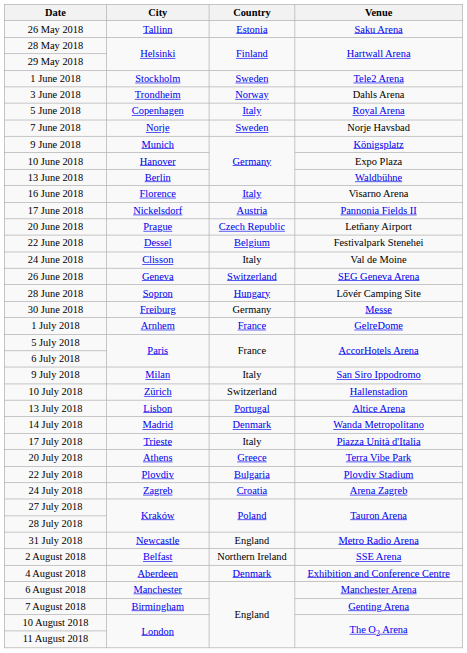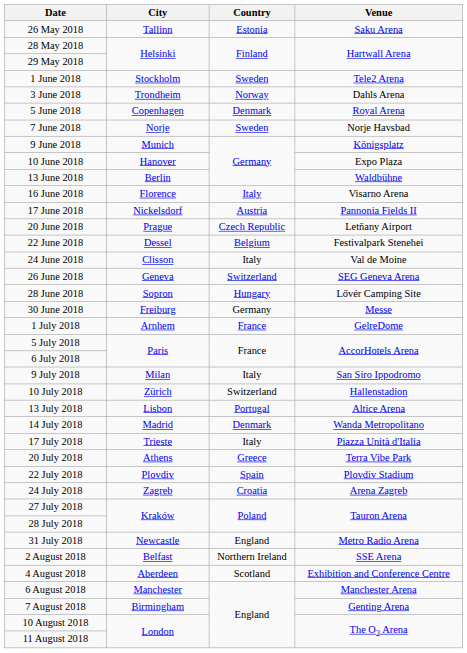(252, 111) Italy -> (252, 111) Denmark
(252, 474) Bulgaria -> (252, 474) Spain
(252, 573) Denmark -> (252, 573) Scotland
